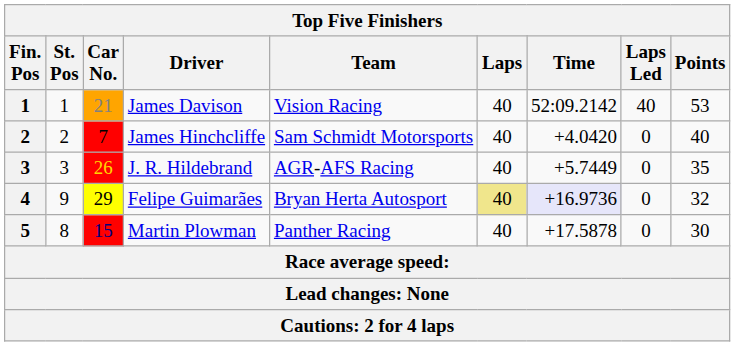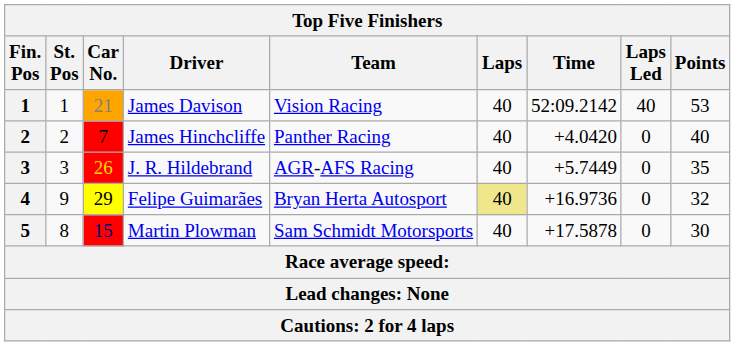(374, 136) Sam Schmidt Motorsports -> (332, 136) Panther Racing
(581, 199) lavender background -> (581, 199) no background
(332, 230) Panther Racing -> (374, 230) Sam Schmidt Motorsports
